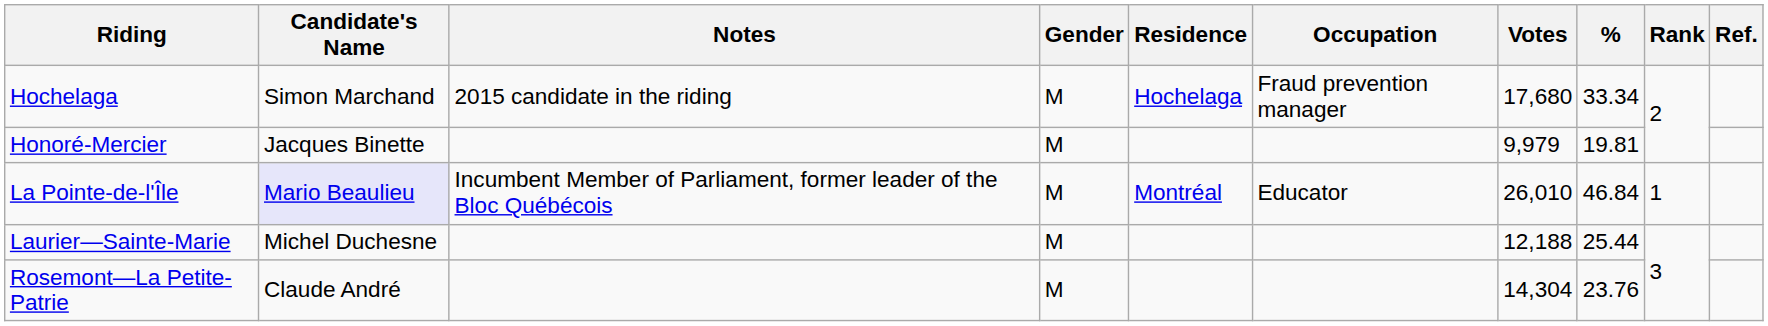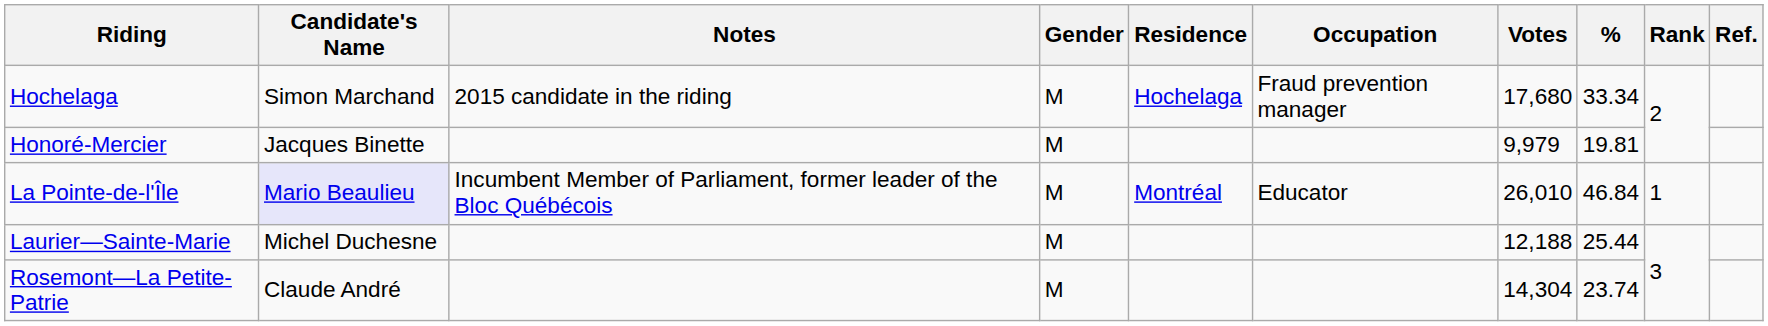(1611, 290) 23.76 -> (1611, 290) 23.74
